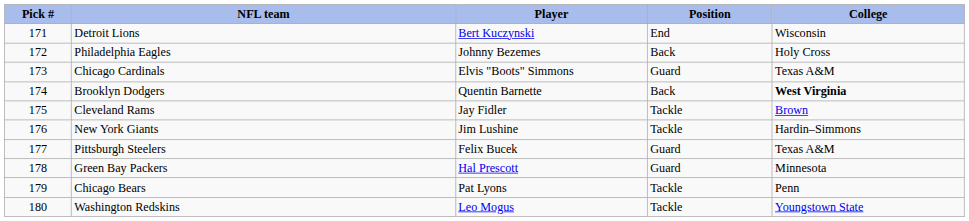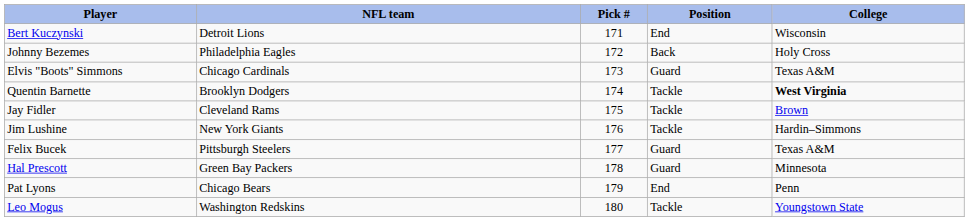columns swapped: (38, 14) <-> (551, 14)
(663, 91) Back -> (666, 91) Tackle
(666, 187) Tackle -> (660, 187) End
